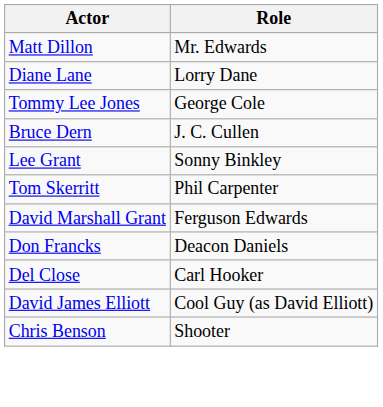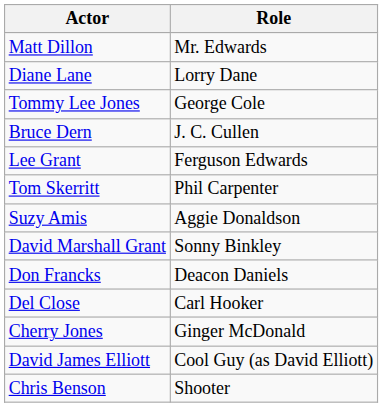(228, 160) Sonny Binkley -> (241, 160) Ferguson Edwards
+ row: (48, 217)
(241, 217) Ferguson Edwards -> (228, 246) Sonny Binkley
+ row: (56, 331)
